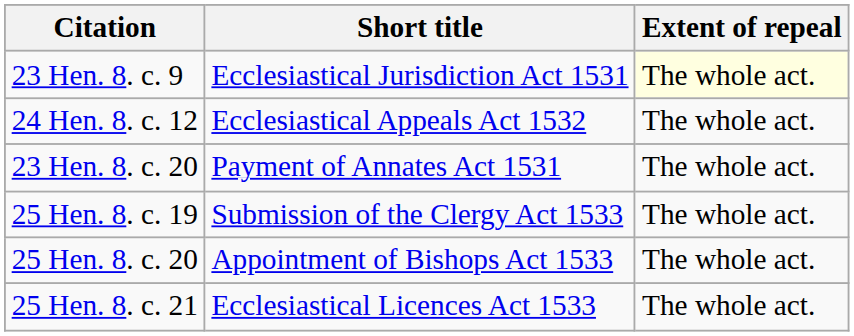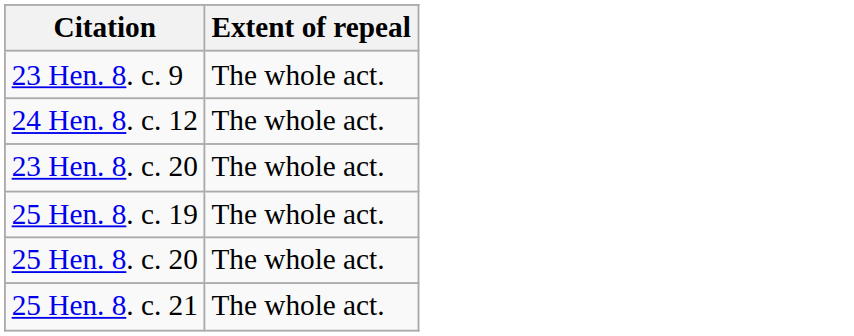- column: (420, 27)
(729, 74) lightyellow background -> (298, 74) no background
